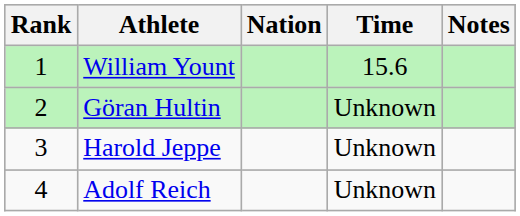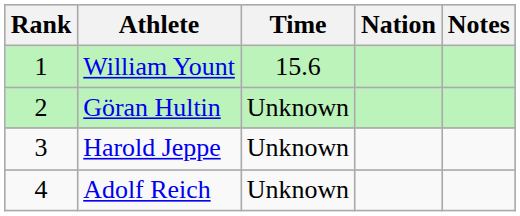columns swapped: (284, 25) <-> (385, 25)
